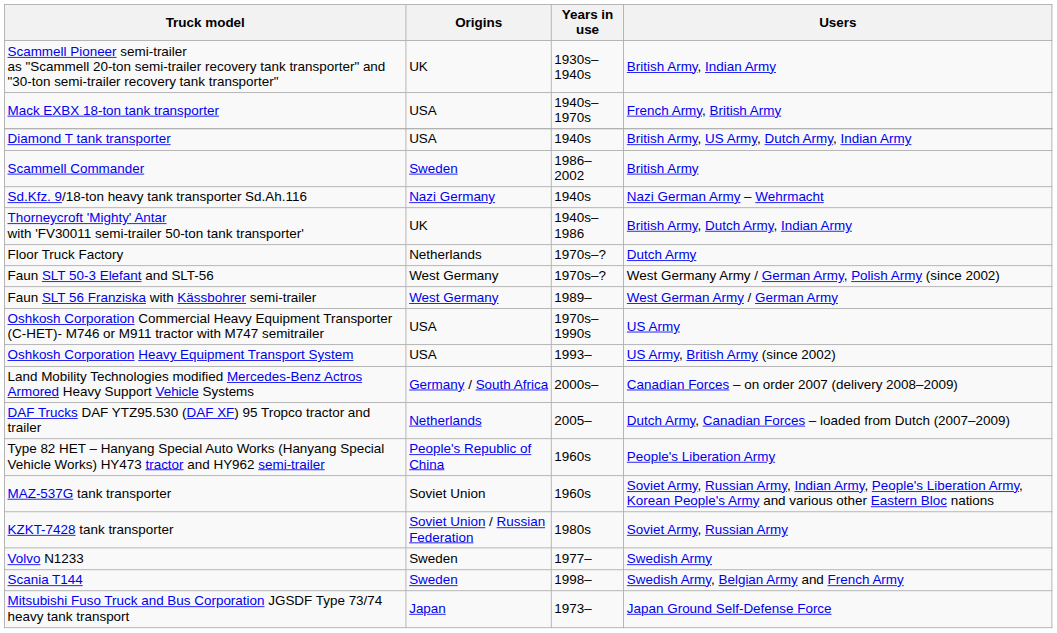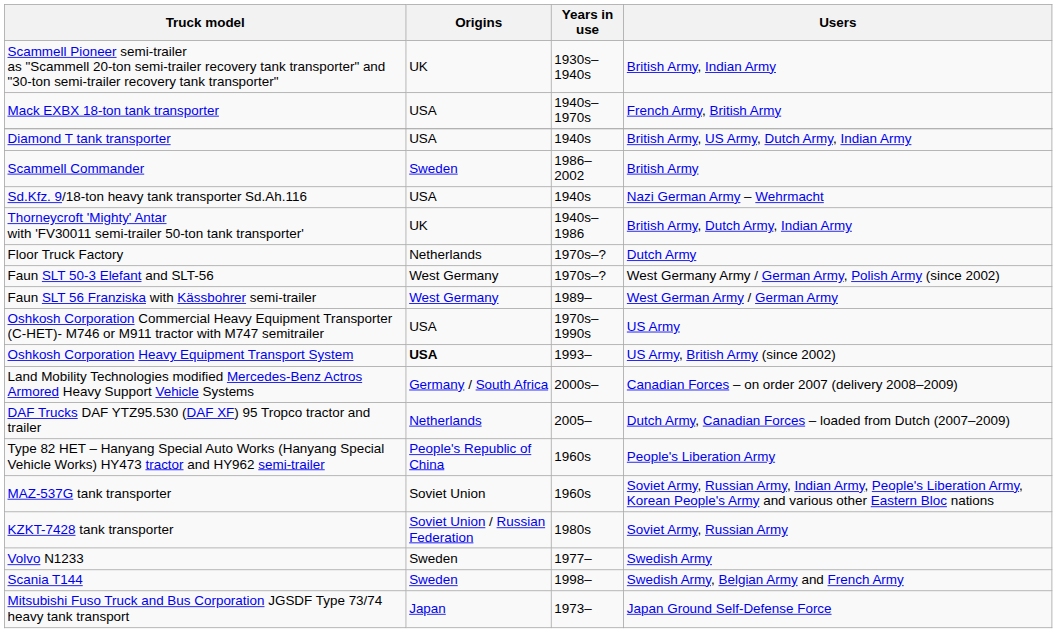(452, 197) Nazi Germany -> (423, 197) USA
(423, 355) normal -> (423, 355) bold
